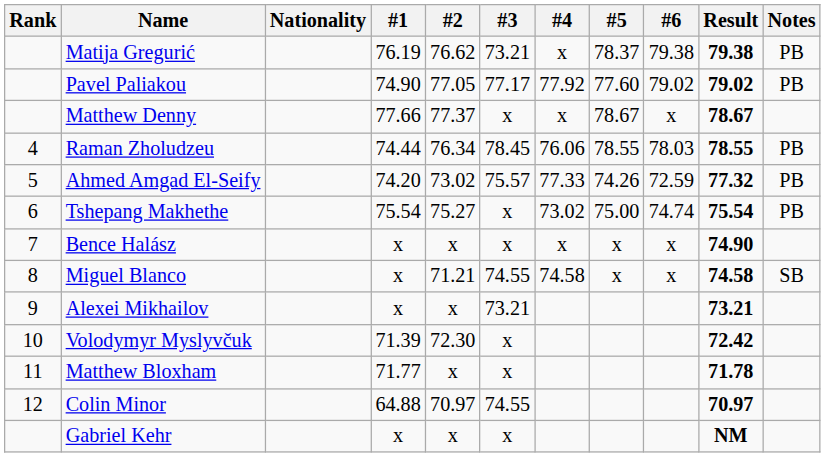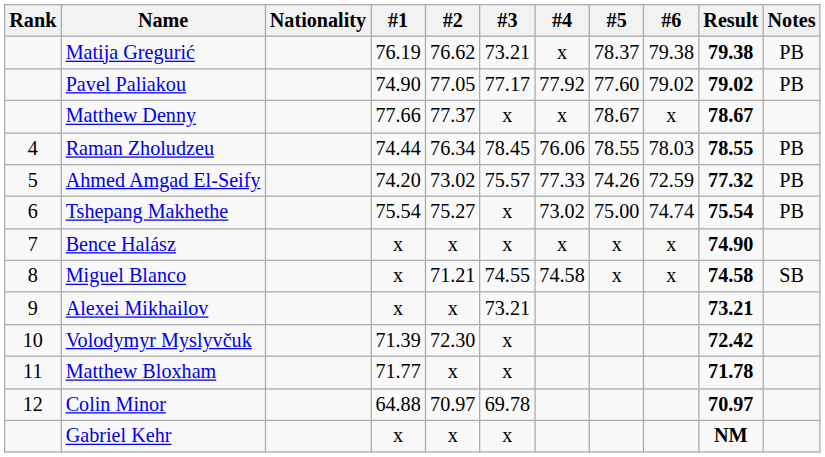(507, 404) 74.55 -> (507, 404) 69.78
